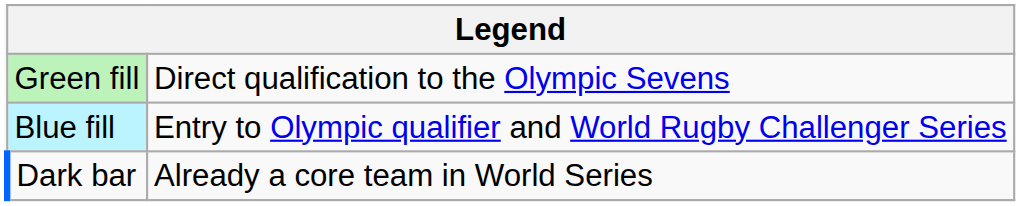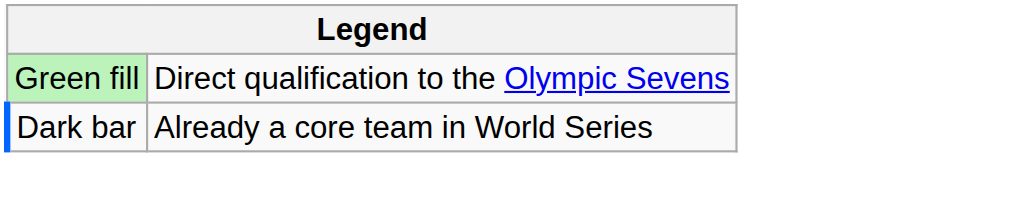- row: (65, 126)
